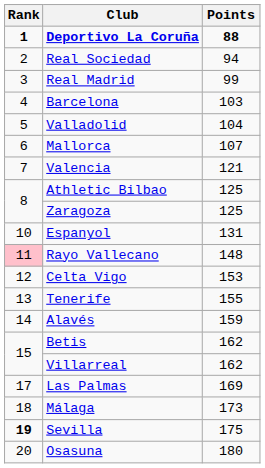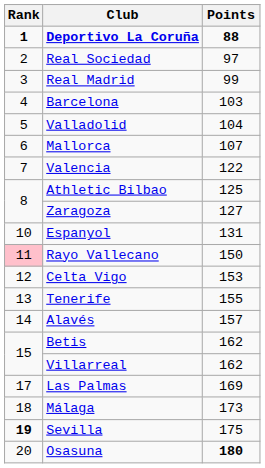(231, 59) 94 -> (231, 59) 97
(231, 168) 121 -> (231, 168) 122
(231, 212) 125 -> (231, 212) 127
(231, 255) 148 -> (231, 255) 150
(231, 321) 159 -> (231, 321) 157
(231, 452) normal -> (231, 452) bold
